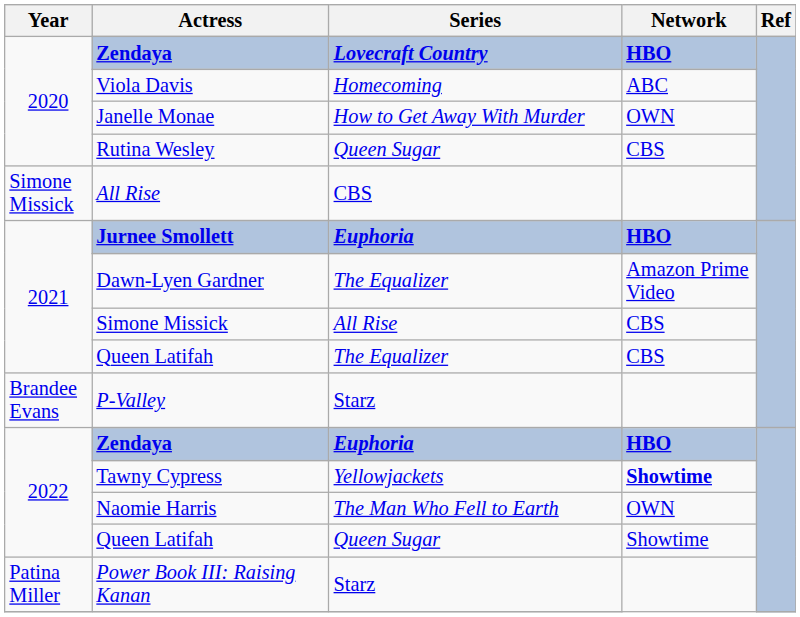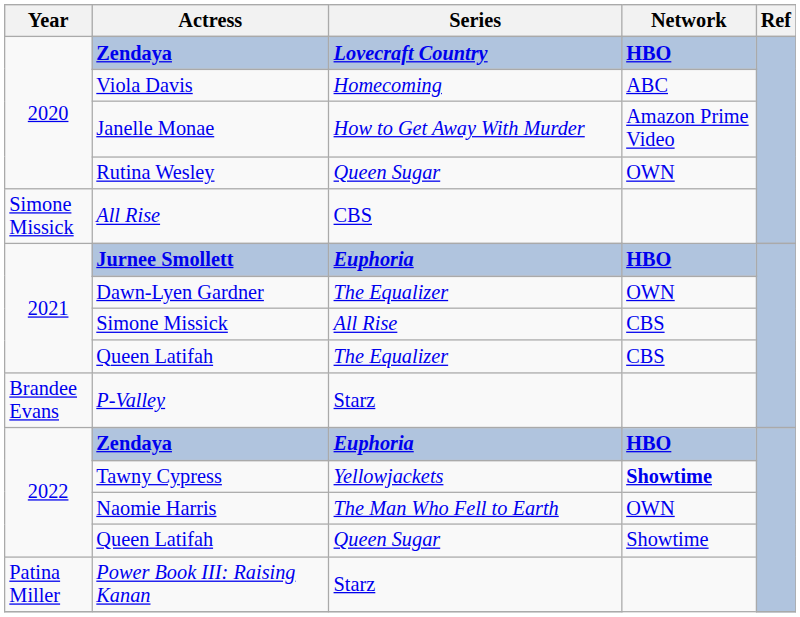(650, 117) OWN -> (687, 128) Amazon Prime Video
(645, 149) CBS -> (650, 172) OWN
(687, 280) Amazon Prime Video -> (650, 291) OWN
